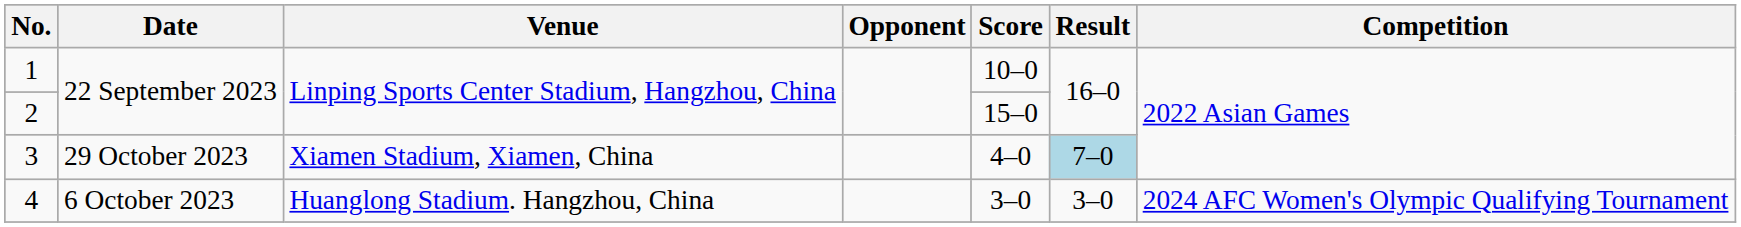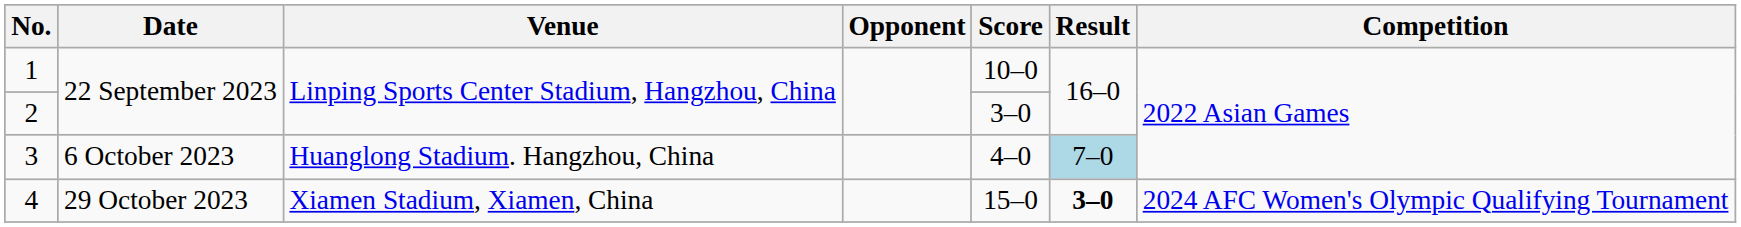(1011, 112) 15–0 -> (1011, 112) 3–0
(156, 156) 29 October 2023 -> (149, 156) 6 October 2023
(471, 156) Xiamen Stadium, Xiamen, China -> (502, 156) Huanglong Stadium. Hangzhou, China
(149, 199) 6 October 2023 -> (156, 199) 29 October 2023
(502, 199) Huanglong Stadium. Hangzhou, China -> (471, 199) Xiamen Stadium, Xiamen, China
(1011, 199) 3–0 -> (1011, 199) 15–0
(1093, 199) normal -> (1093, 199) bold
